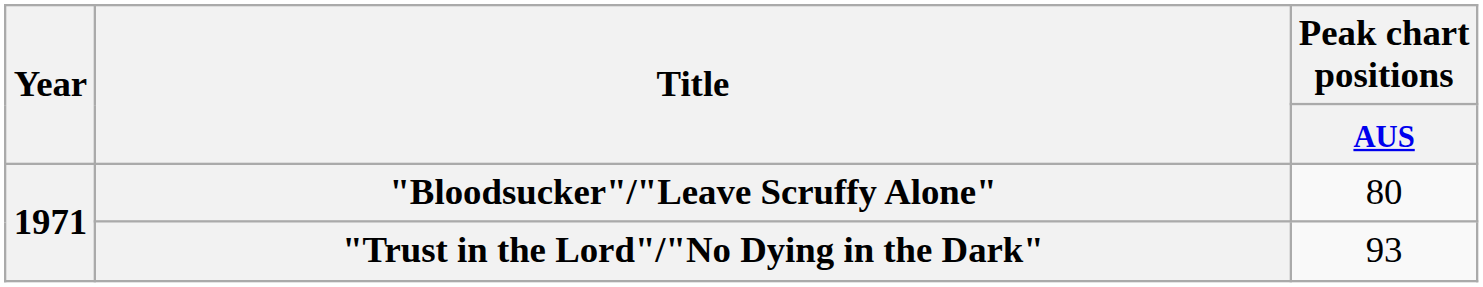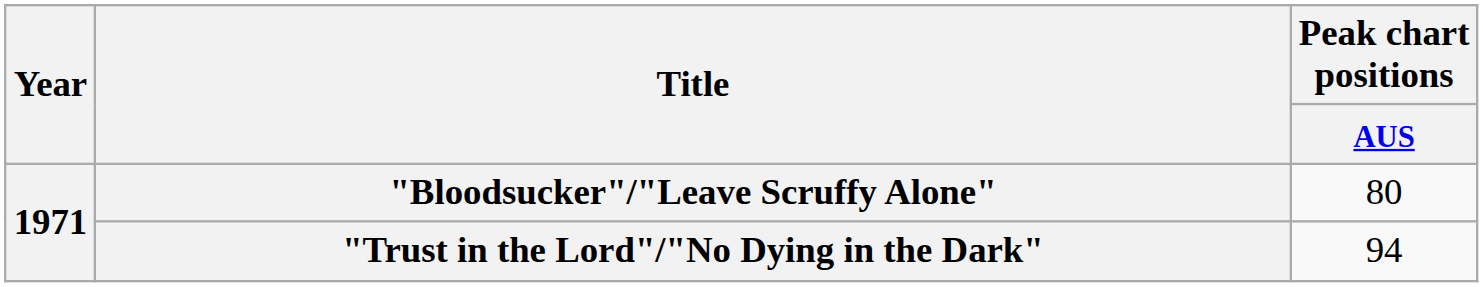(1384, 250) 93 -> (1384, 250) 94
